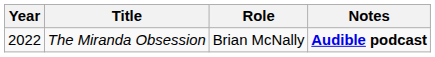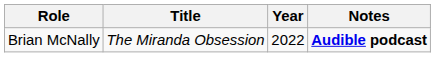columns swapped: (24, 16) <-> (259, 16)
